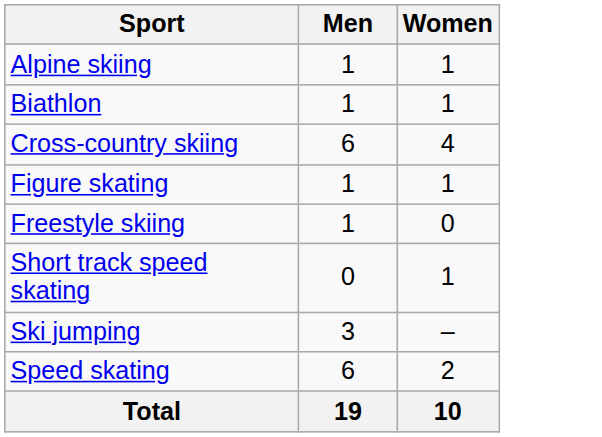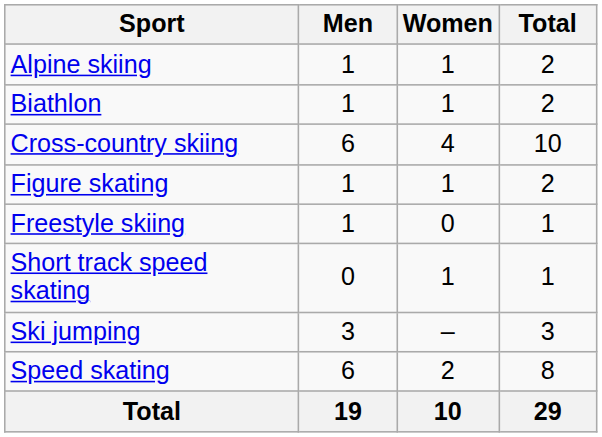+ column: (548, 24)
